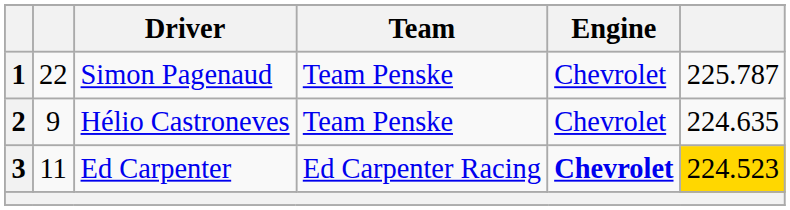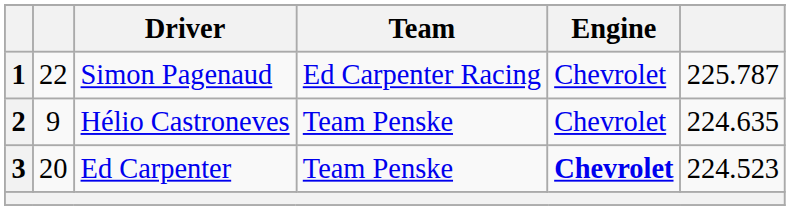(378, 74) Team Penske -> (422, 74) Ed Carpenter Racing
(53, 168) 11 -> (53, 168) 20
(422, 168) Ed Carpenter Racing -> (378, 168) Team Penske
(733, 168) gold background -> (733, 168) no background
